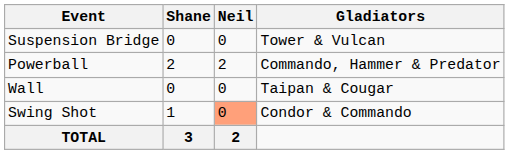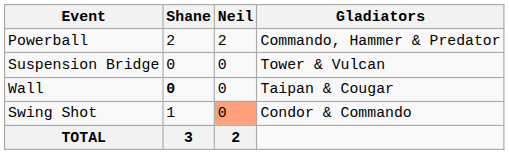rows swapped: (84, 41) <-> (48, 65)
(171, 89) normal -> (171, 89) bold
